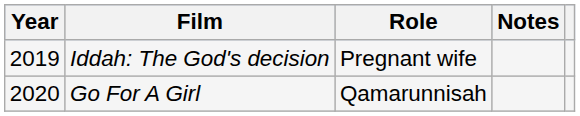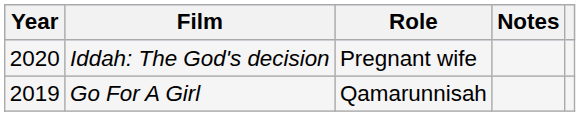(35, 57) 2019 -> (35, 57) 2020
(35, 93) 2020 -> (35, 93) 2019
